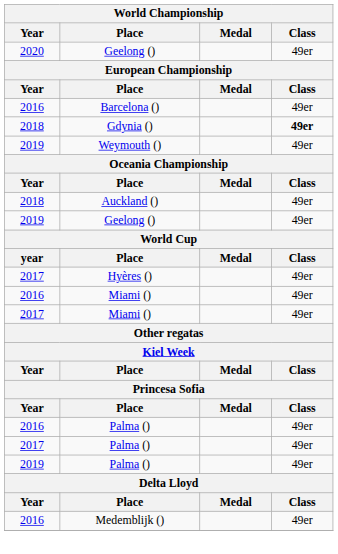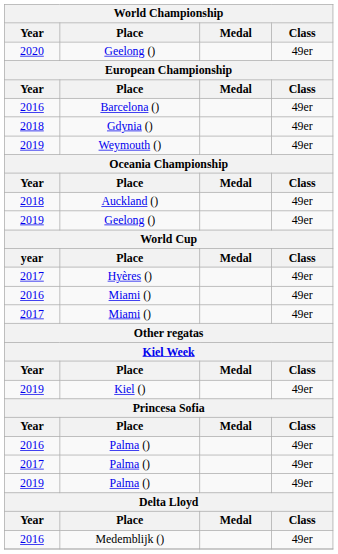(302, 126) bold -> (302, 126) normal
+ row: (32, 389)
